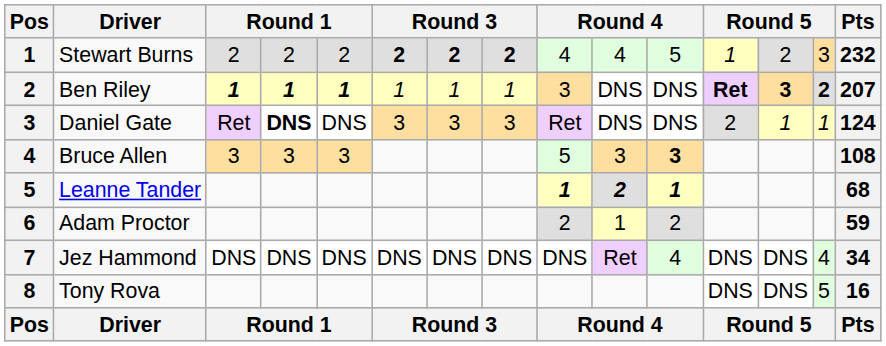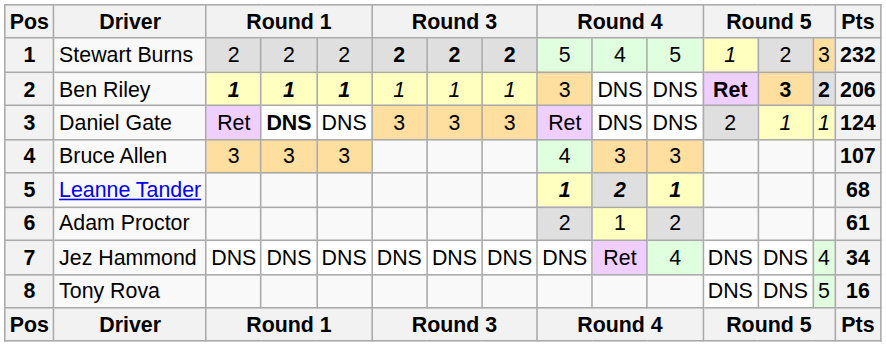(565, 55) 4 -> (565, 55) 5
(858, 89) 207 -> (858, 89) 206
(565, 156) 5 -> (565, 156) 4
(675, 156) bold -> (675, 156) normal
(858, 156) 108 -> (858, 156) 107
(858, 223) 59 -> (858, 223) 61
